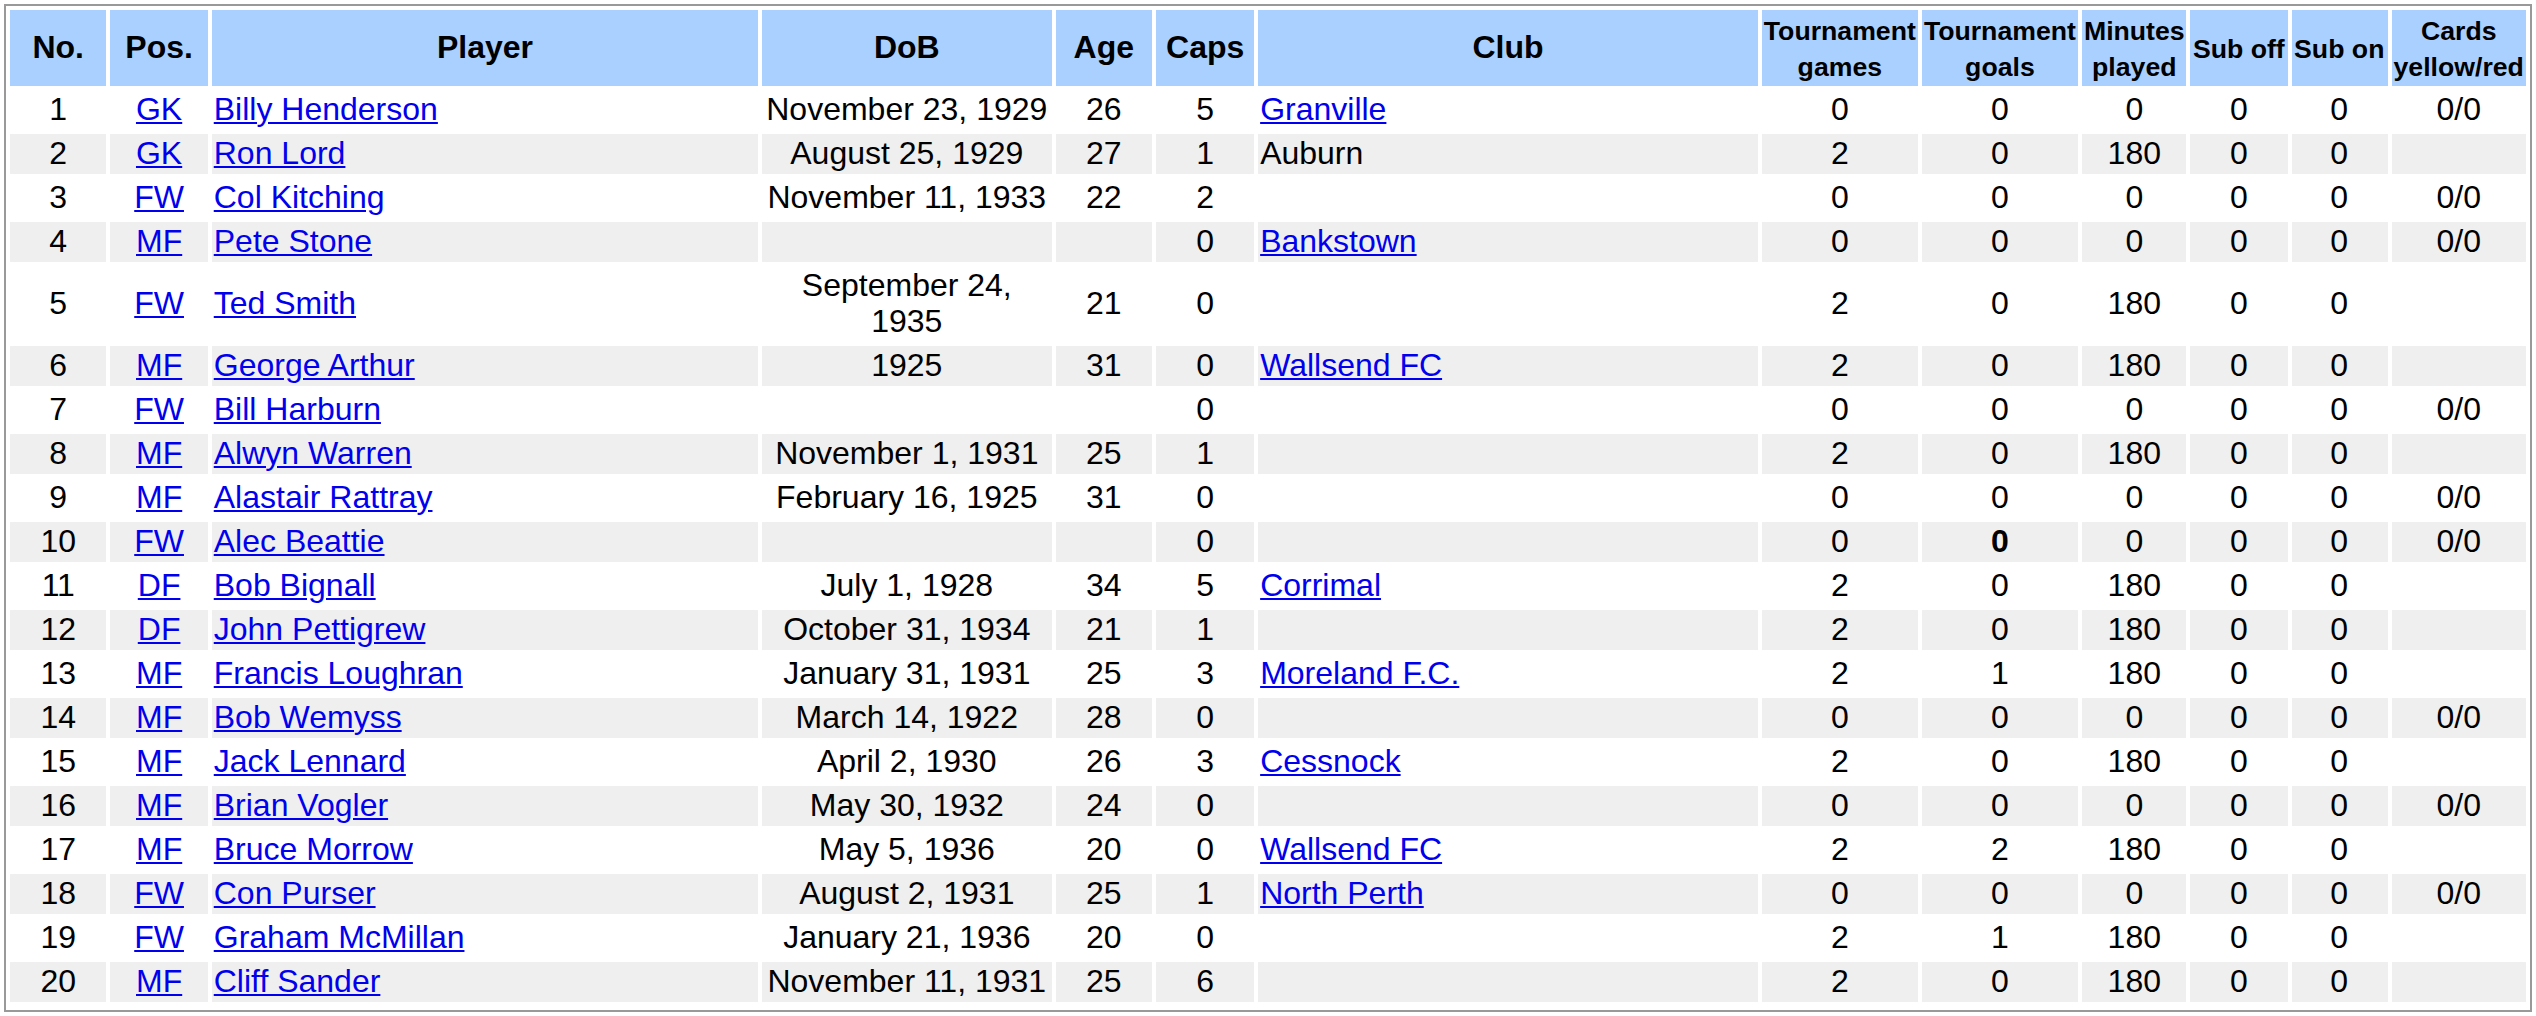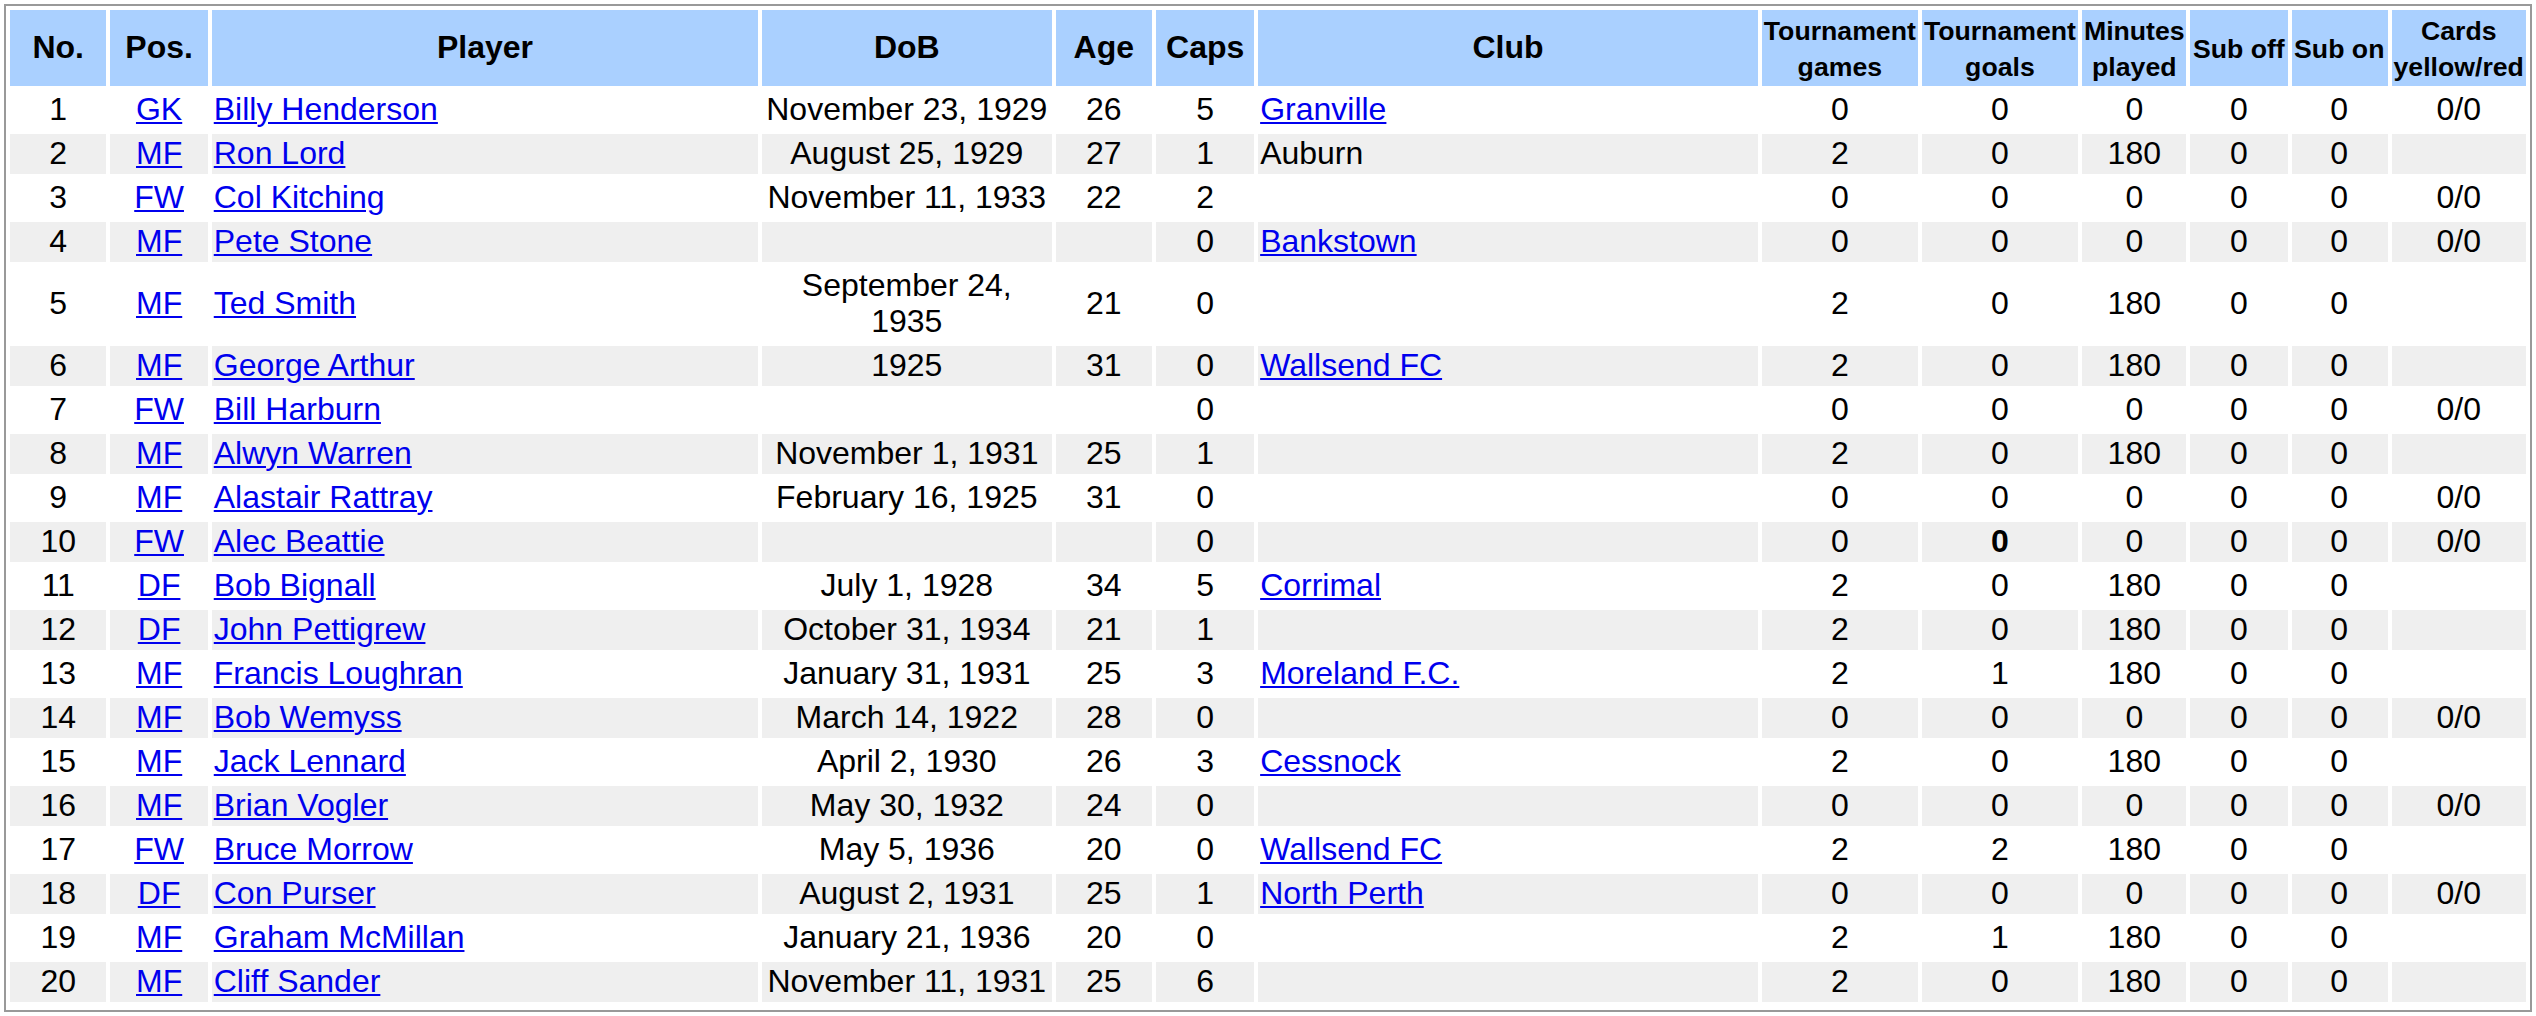(159, 153) GK -> (159, 153) MF
(159, 303) FW -> (159, 303) MF
(159, 849) MF -> (159, 849) FW
(159, 893) FW -> (159, 893) DF
(159, 937) FW -> (159, 937) MF
